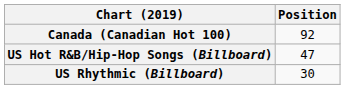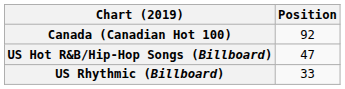(308, 74) 30 -> (308, 74) 33
